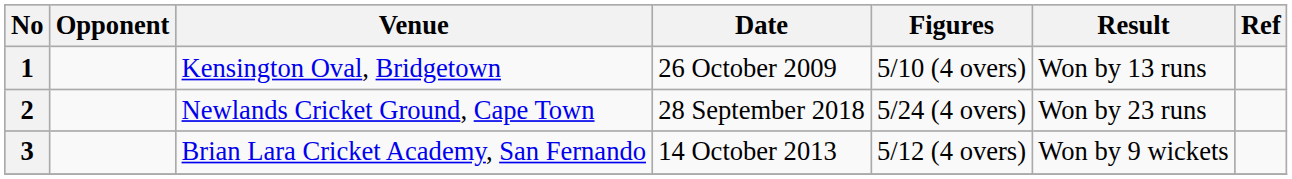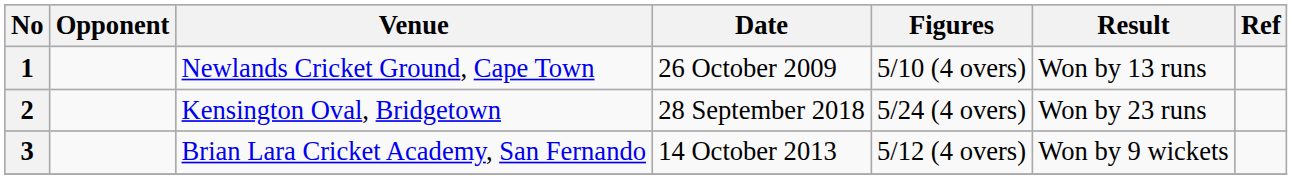(341, 67) Kensington Oval, Bridgetown -> (388, 67) Newlands Cricket Ground, Cape Town
(388, 109) Newlands Cricket Ground, Cape Town -> (341, 109) Kensington Oval, Bridgetown
